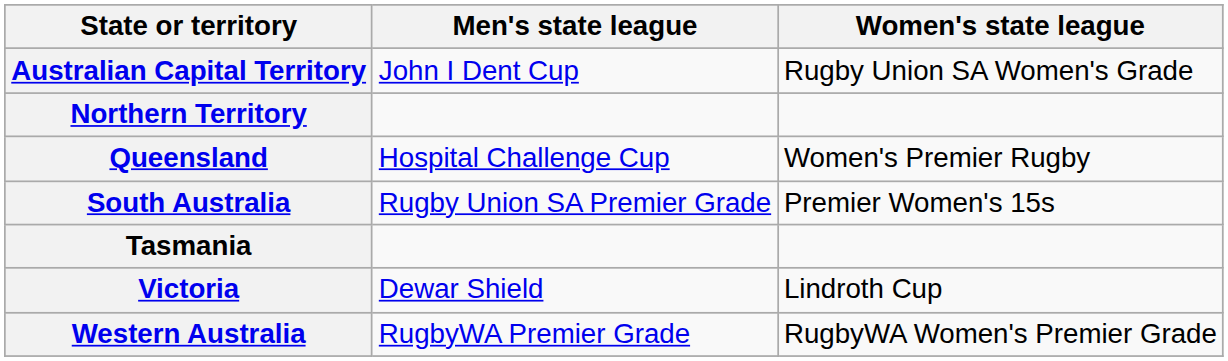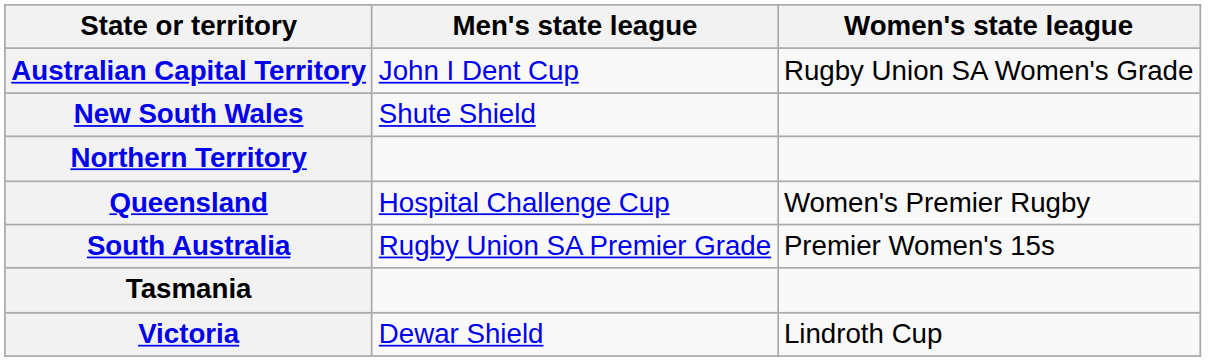+ row: (189, 114)
- row: (189, 333)
